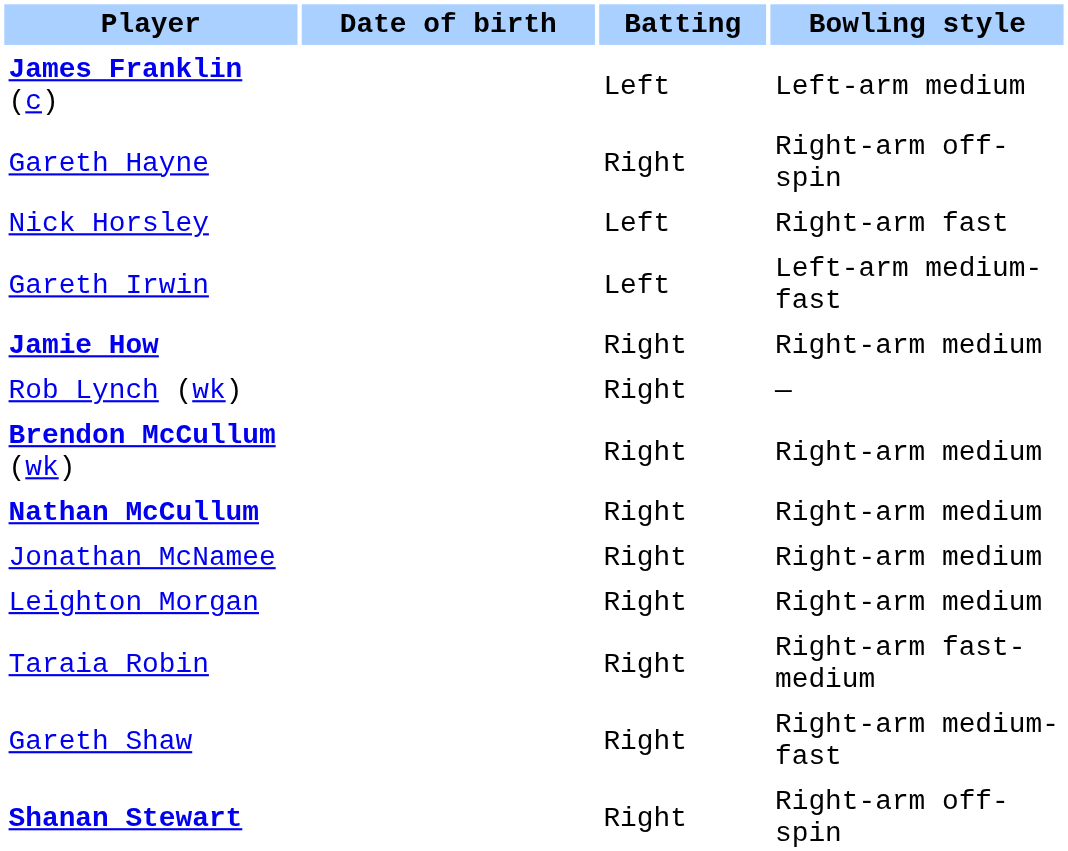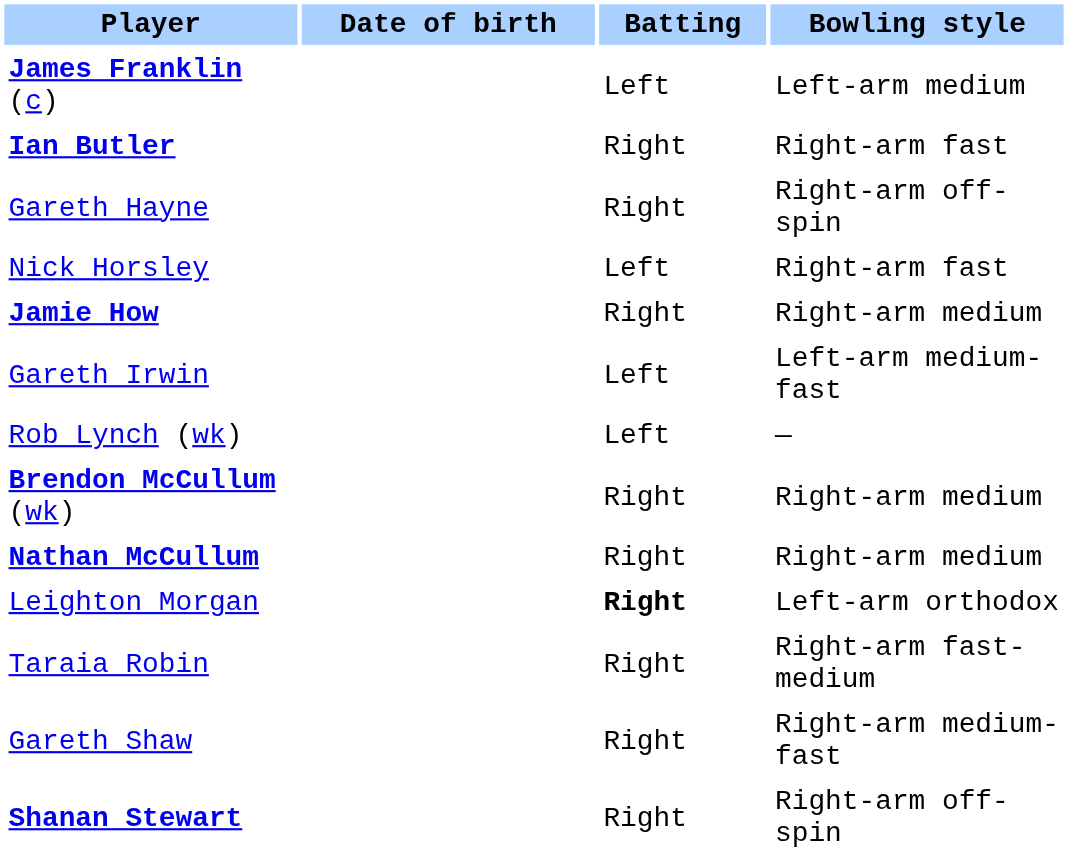+ row: (92, 147)
rows swapped: (84, 346) <-> (109, 285)
(645, 391) Right -> (637, 435) Left
- row: (142, 557)
(645, 602) normal -> (645, 602) bold
(909, 602) Right-arm medium -> (917, 602) Left-arm orthodox
